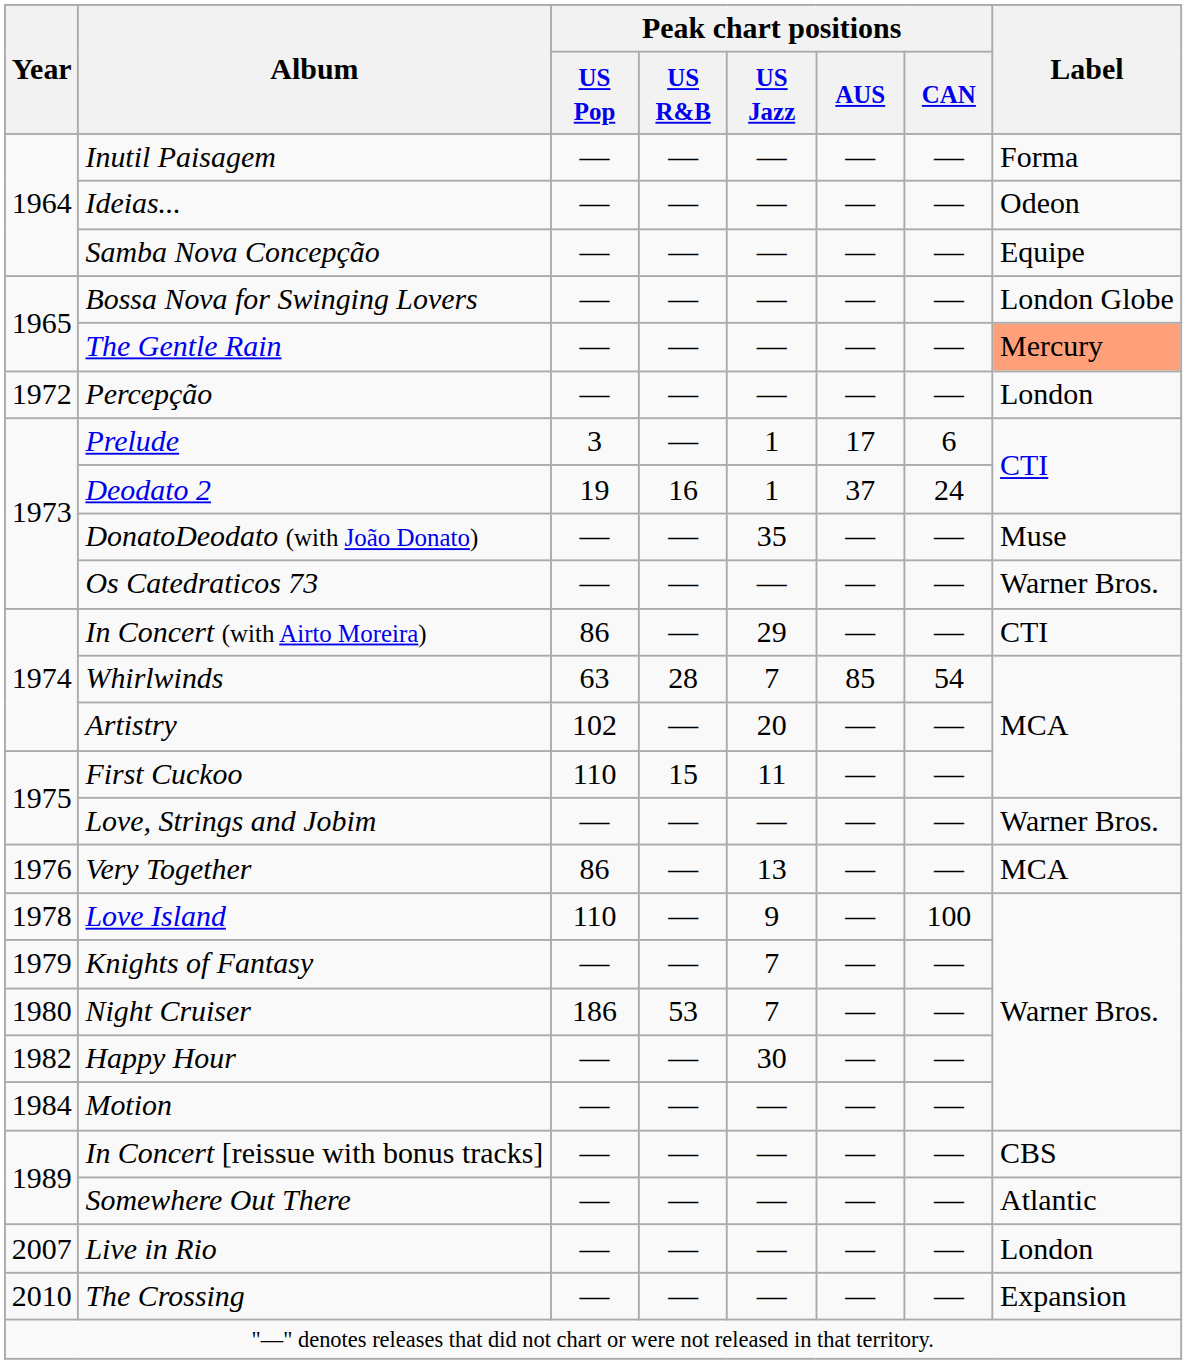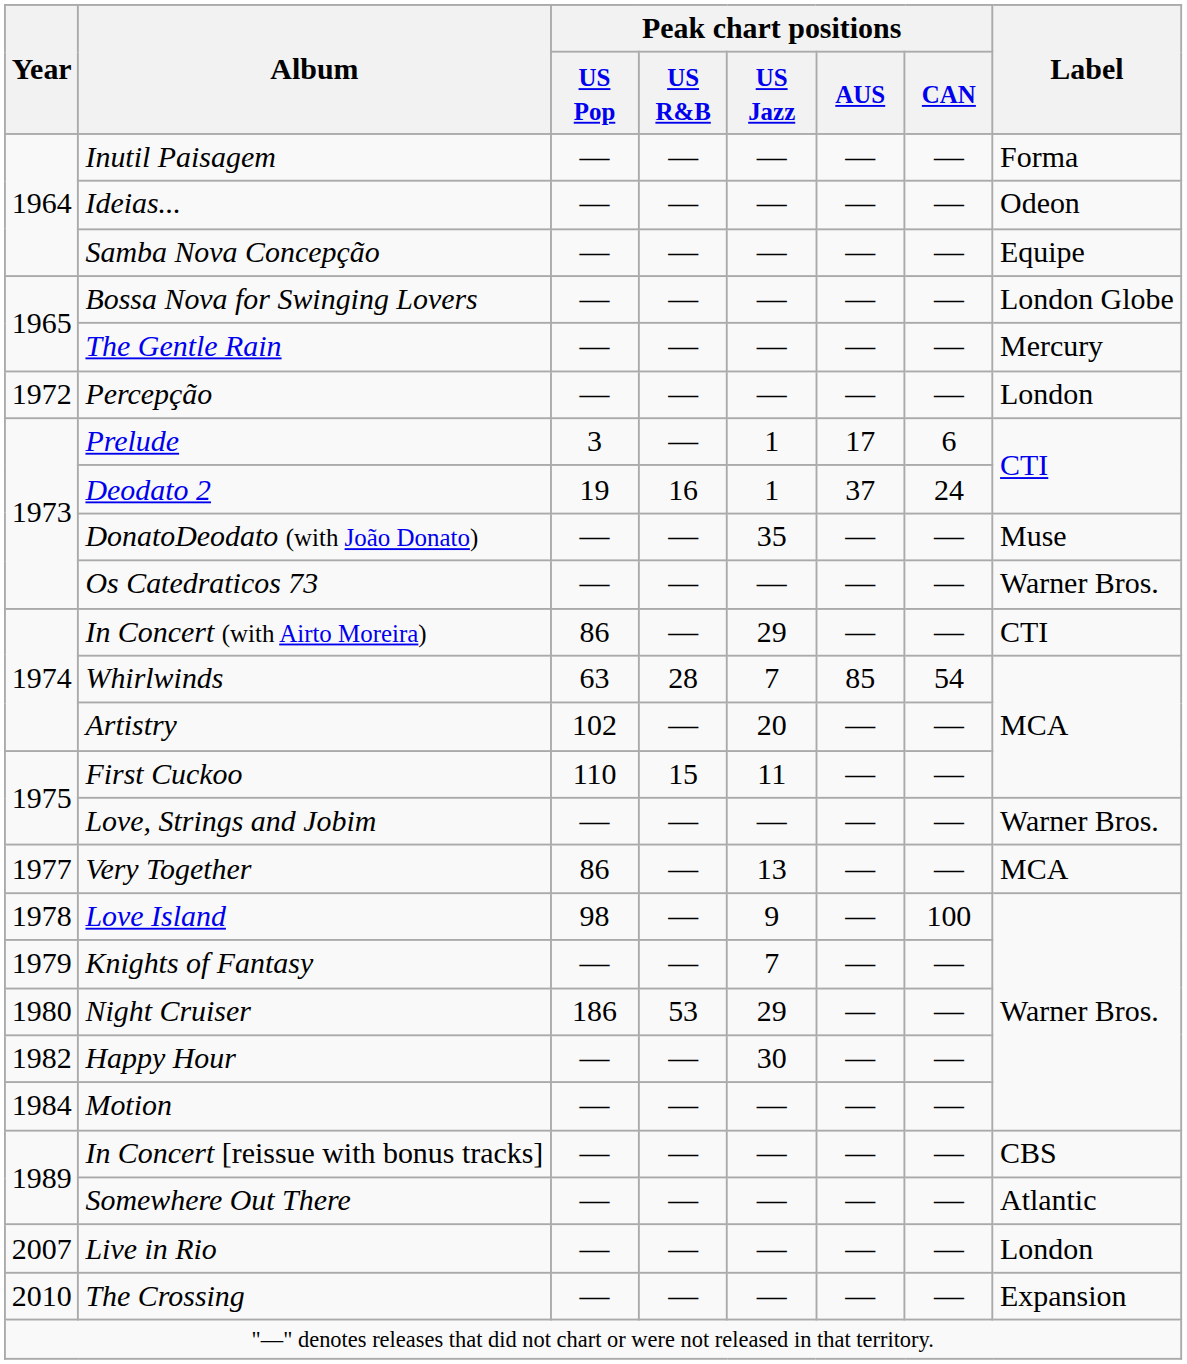(1052, 346) lightsalmon background -> (1052, 346) no background
(42, 868) 1976 -> (42, 868) 1977
(595, 916) 110 -> (595, 916) 98
(772, 1010) 7 -> (772, 1010) 29
